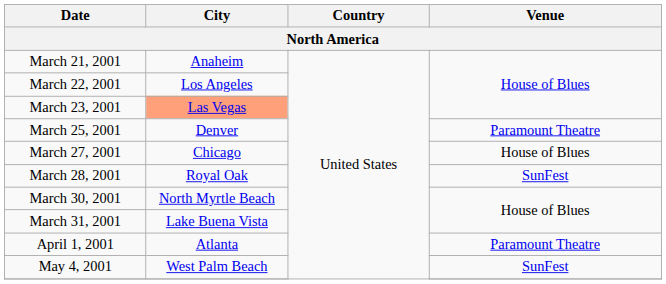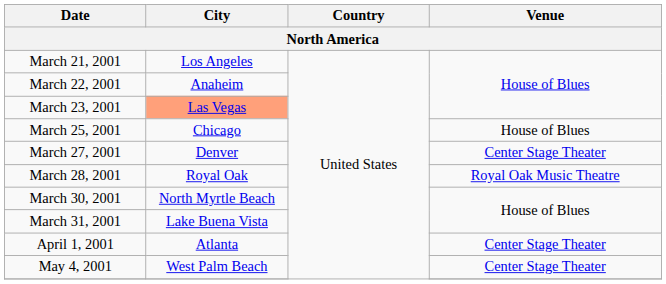(217, 61) Anaheim -> (217, 61) Los Angeles
(217, 84) Los Angeles -> (217, 84) Anaheim
(217, 130) Denver -> (217, 130) Chicago
(545, 130) Paramount Theatre -> (545, 130) House of Blues
(217, 152) Chicago -> (217, 152) Denver
(545, 152) House of Blues -> (545, 152) Center Stage Theater
(545, 175) SunFest -> (545, 175) Royal Oak Music Theatre
(545, 244) Paramount Theatre -> (545, 244) Center Stage Theater
(545, 267) SunFest -> (545, 267) Center Stage Theater
